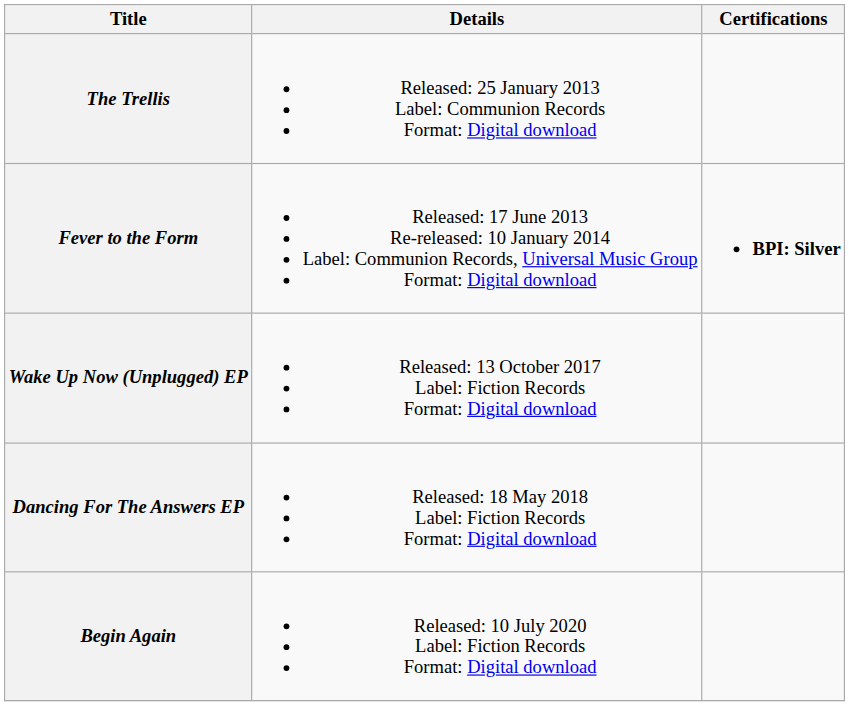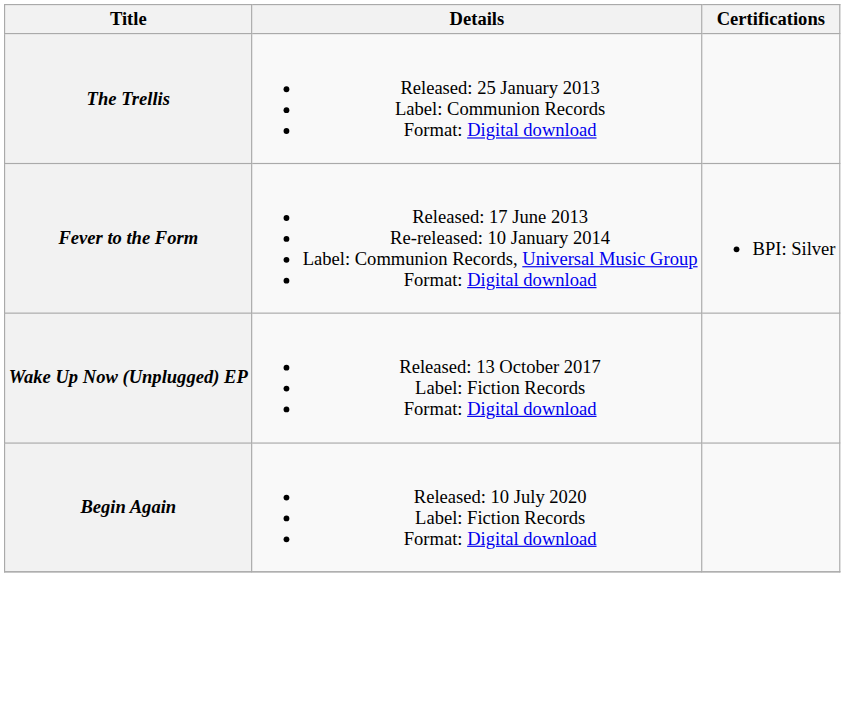(773, 249) bold -> (771, 249) normal
- row: (128, 506)
